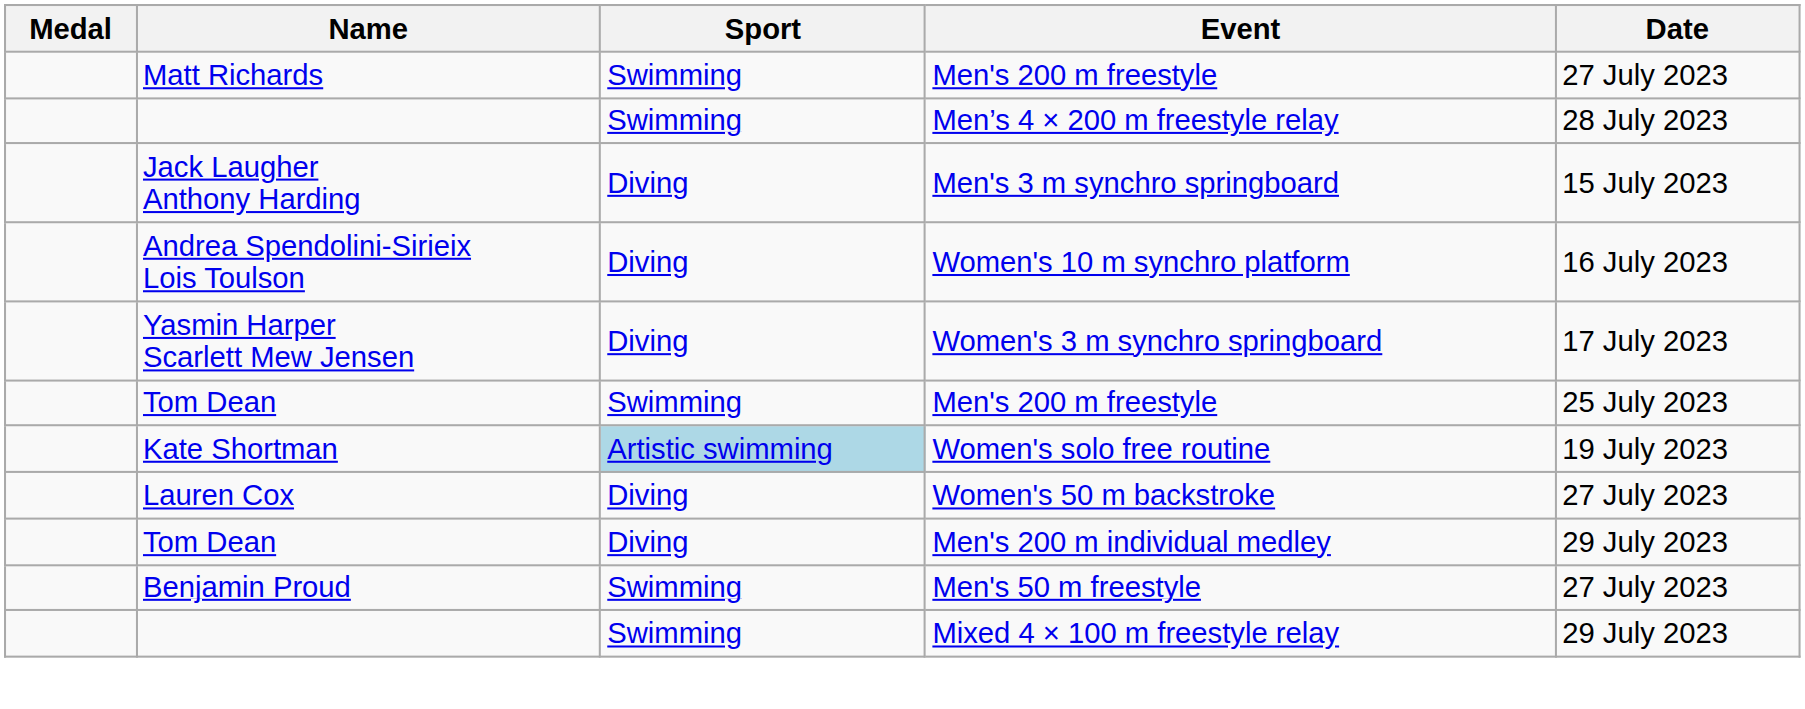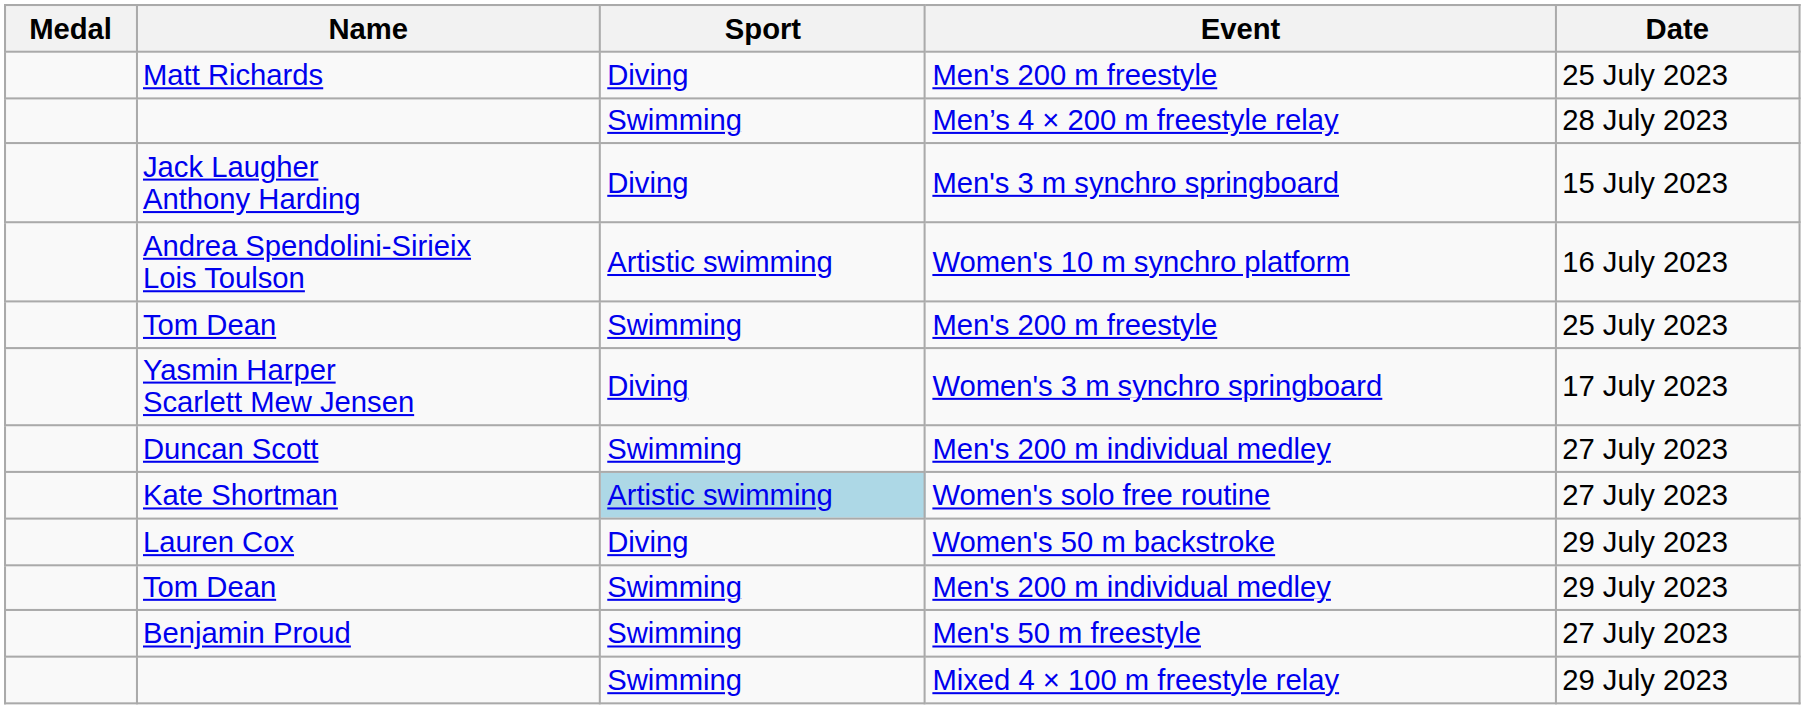(675, 75) Swimming -> (648, 75) Diving
(1645, 75) 27 July 2023 -> (1645, 75) 25 July 2023
(648, 262) Diving -> (720, 262) Artistic swimming
rows swapped: (279, 341) <-> (210, 403)
+ row: (231, 449)
(1645, 449) 19 July 2023 -> (1645, 495) 27 July 2023
(1645, 495) 27 July 2023 -> (1645, 542) 29 July 2023
(648, 542) Diving -> (675, 588) Swimming
